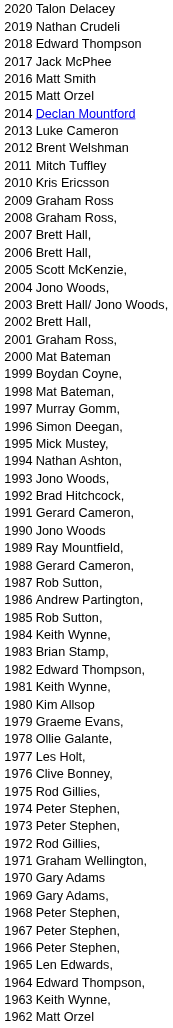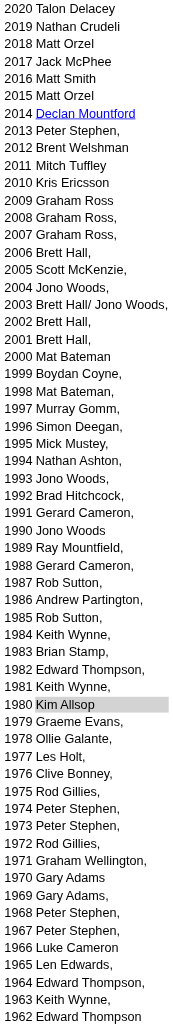(89, 44) Edward Thompson -> (65, 44) Matt Orzel
(77, 131) Luke Cameron -> (78, 131) Peter Stephen,
(63, 235) Brett Hall, -> (76, 235) Graham Ross,
(76, 339) Graham Ross, -> (63, 339) Brett Hall,
(65, 704) no background -> (65, 704) lightgrey background
(78, 948) Peter Stephen, -> (77, 948) Luke Cameron
(65, 1017) Matt Orzel -> (89, 1017) Edward Thompson
